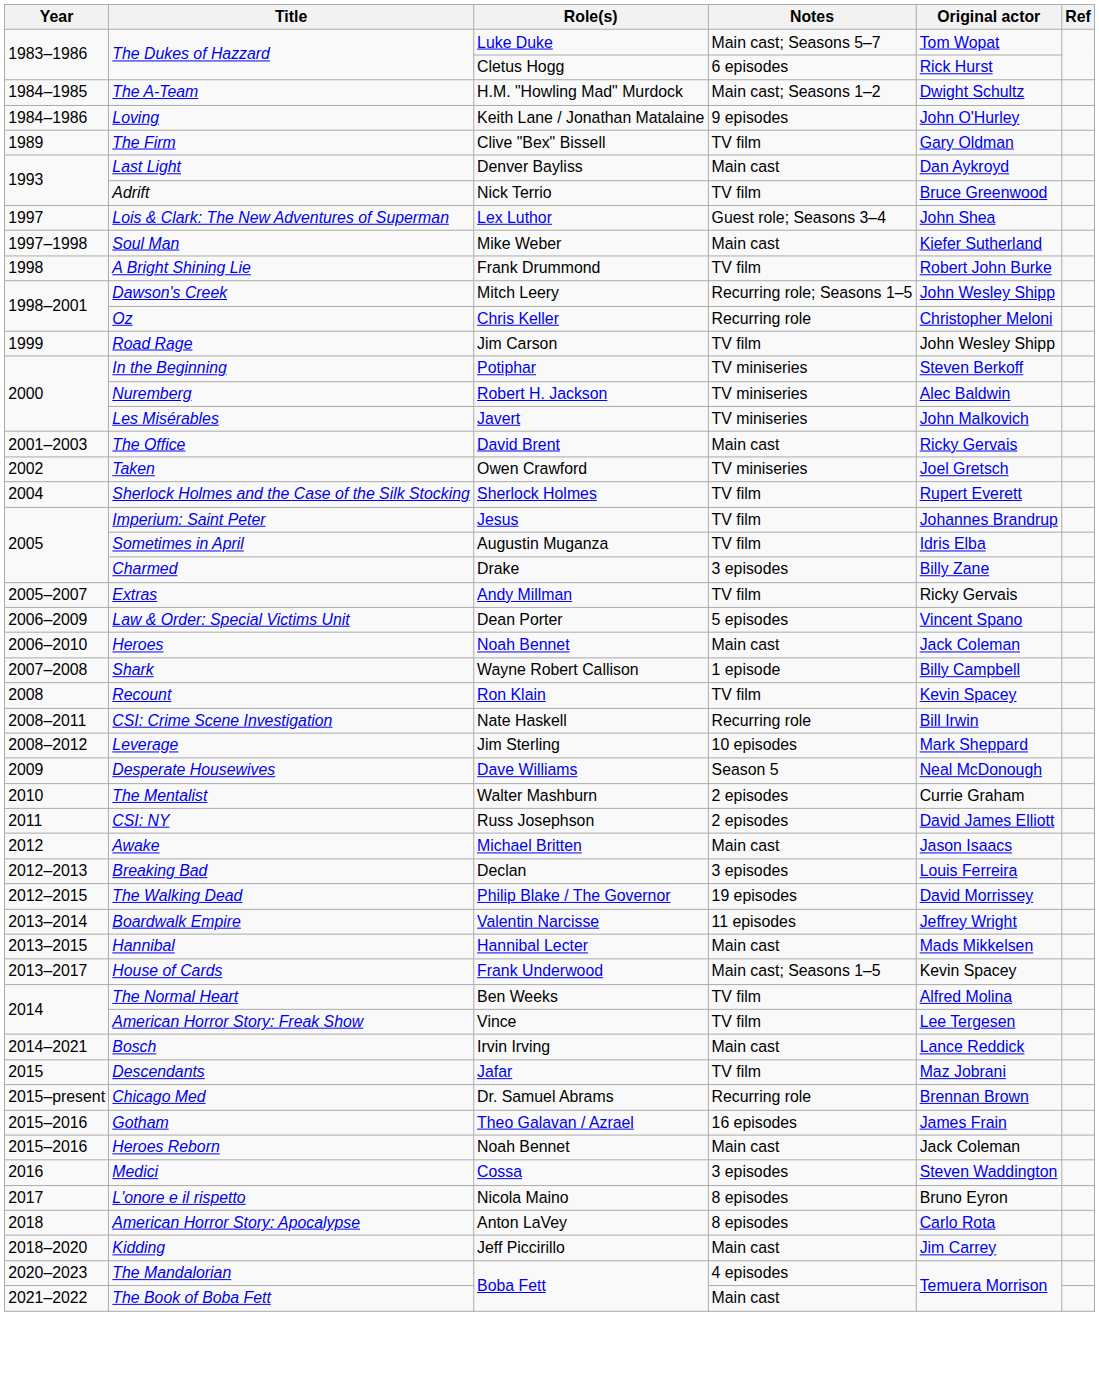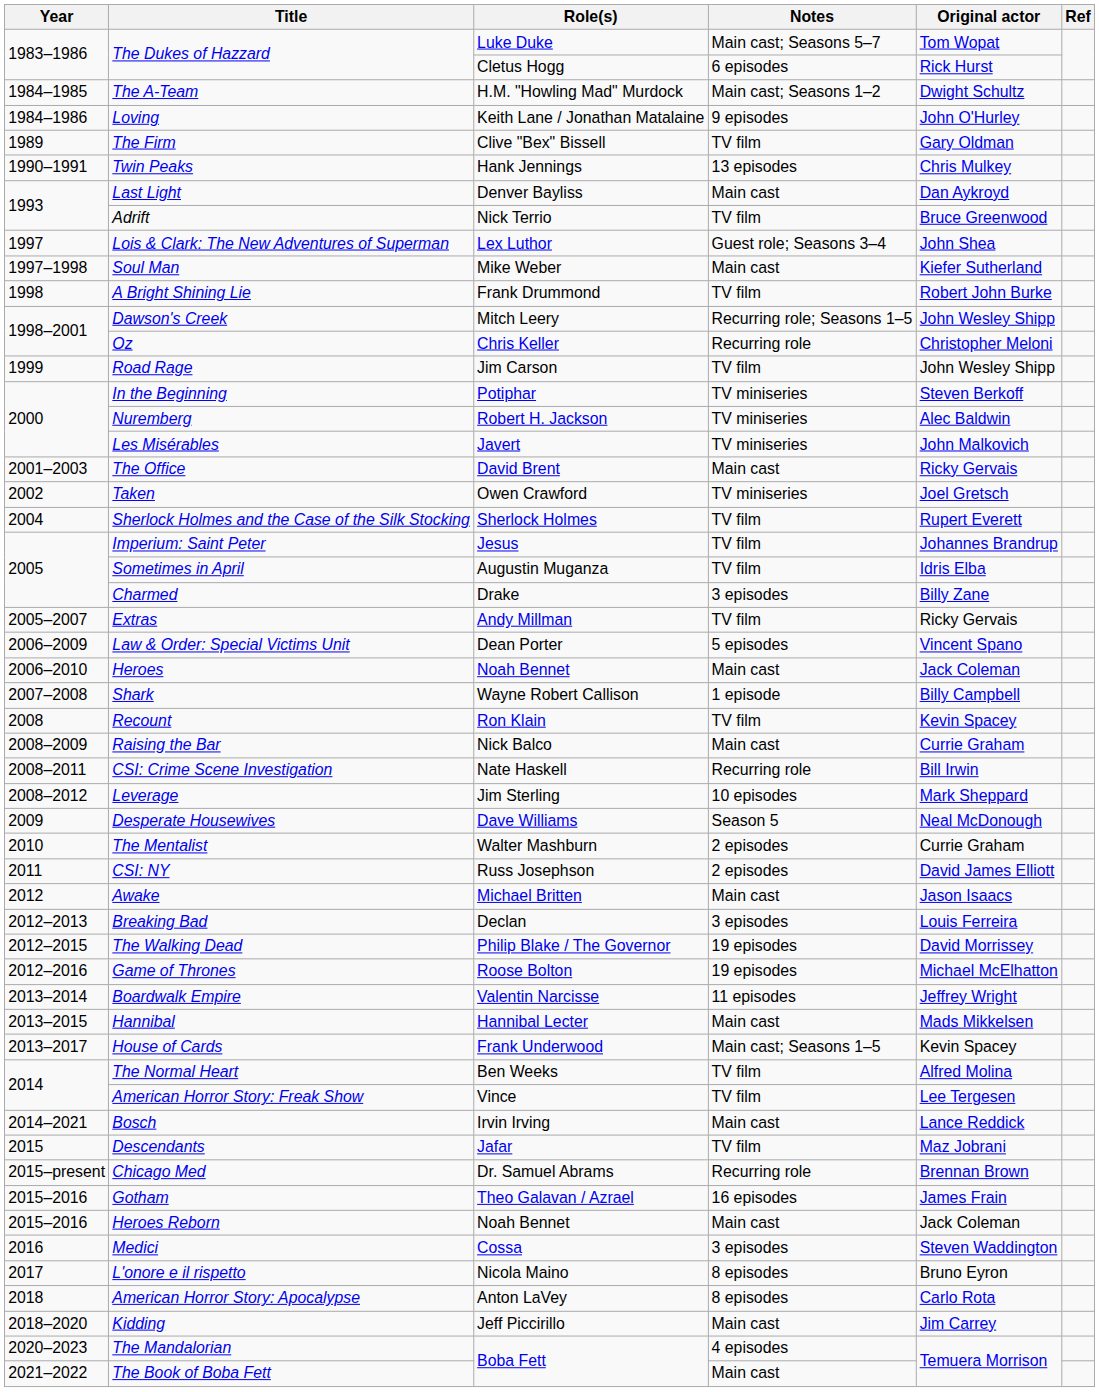+ row: (153, 167)
+ row: (166, 745)
+ row: (174, 971)
